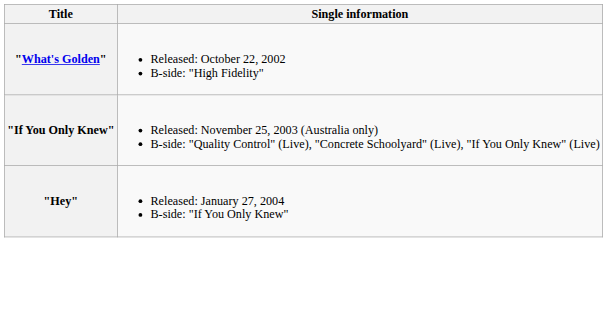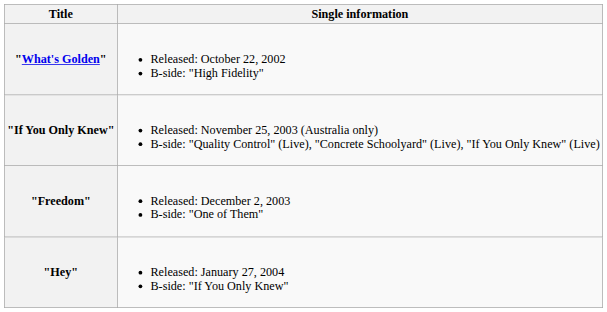+ row: (61, 201)
